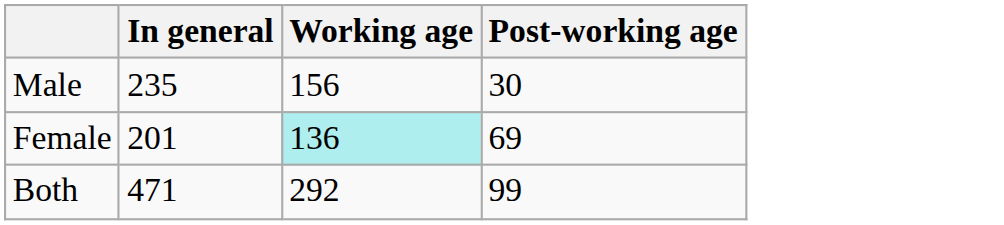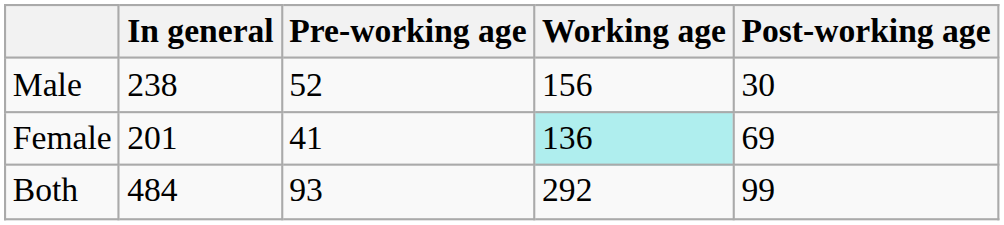+ column: (408, 31)
(152, 84) 235 -> (152, 84) 238
(152, 191) 471 -> (152, 191) 484
